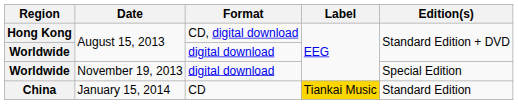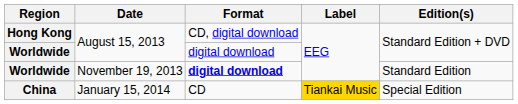(231, 71) normal -> (236, 71) bold
(422, 71) Special Edition -> (427, 71) Standard Edition
(427, 90) Standard Edition -> (422, 90) Special Edition
